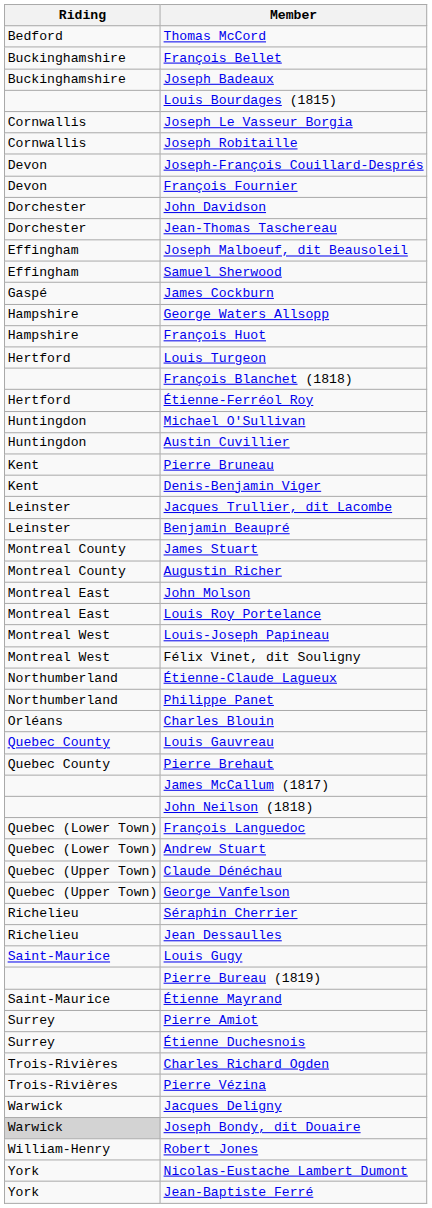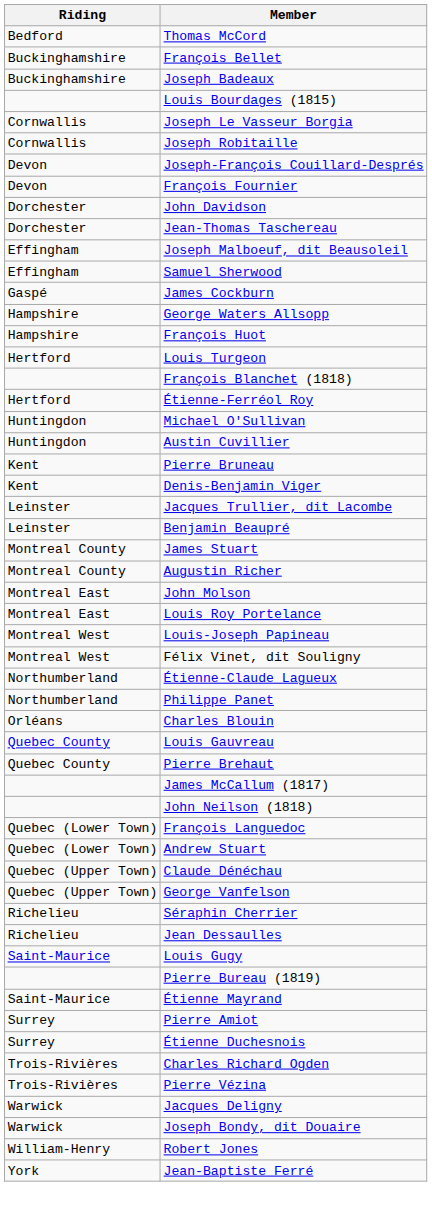(35, 1128) lightgrey background -> (35, 1128) no background
- row: (286, 1171)
